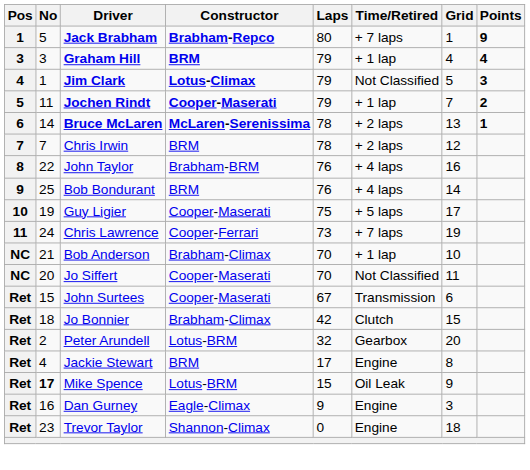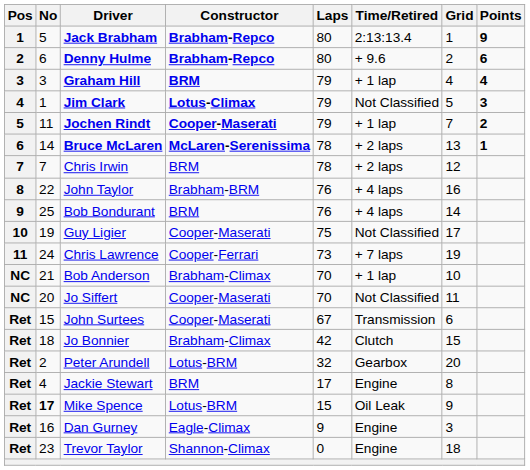(379, 37) + 7 laps -> (383, 37) 2:13:13.4
+ row: (107, 59)
(379, 210) + 5 laps -> (397, 232) Not Classified
